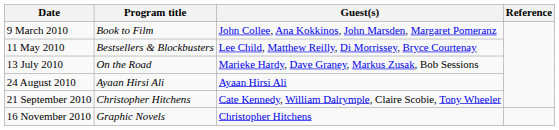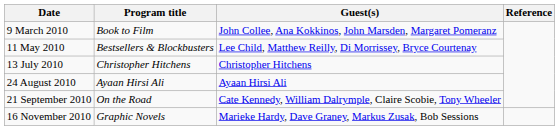(124, 64) On the Road -> (143, 64) Christopher Hitchens
(349, 64) Marieke Hardy, Dave Graney, Markus Zusak, Bob Sessions -> (265, 64) Christopher Hitchens
(143, 99) Christopher Hitchens -> (124, 99) On the Road
(265, 116) Christopher Hitchens -> (349, 116) Marieke Hardy, Dave Graney, Markus Zusak, Bob Sessions
